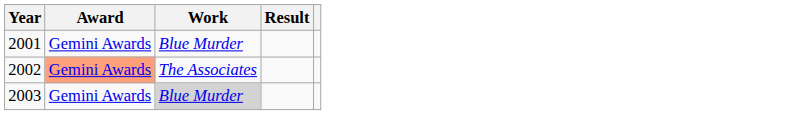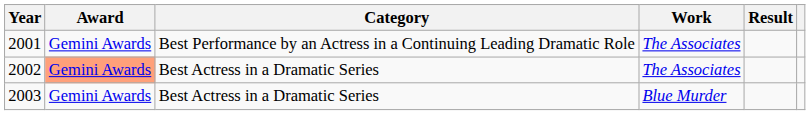+ column: (397, 17)
(201, 43) Blue Murder -> (691, 43) The Associates
(201, 95) lightgrey background -> (684, 95) no background
